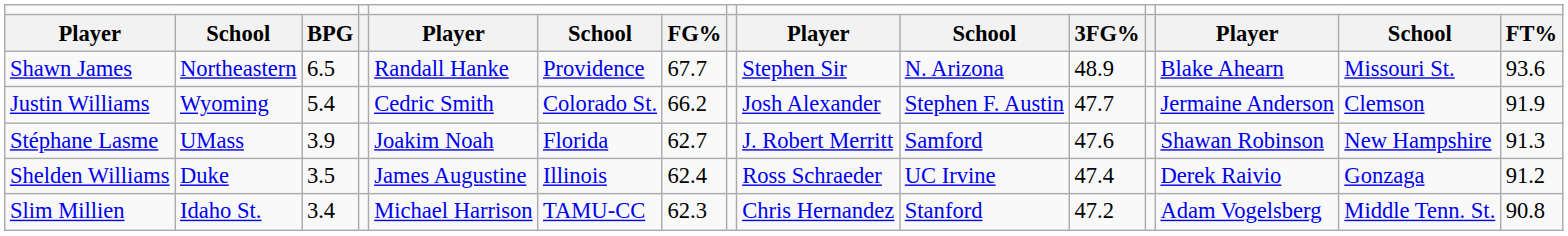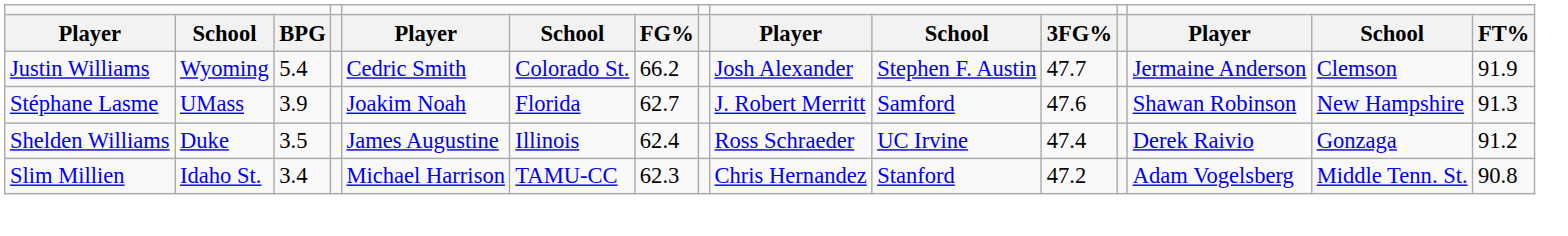- row: (71, 68)
